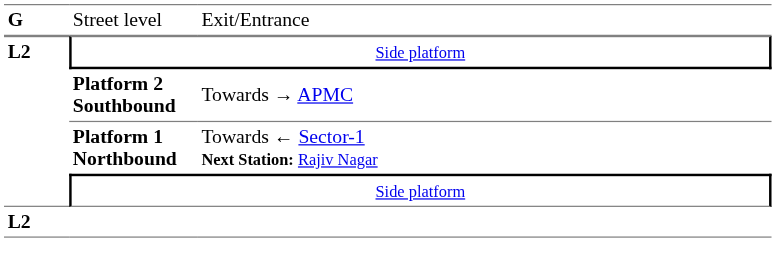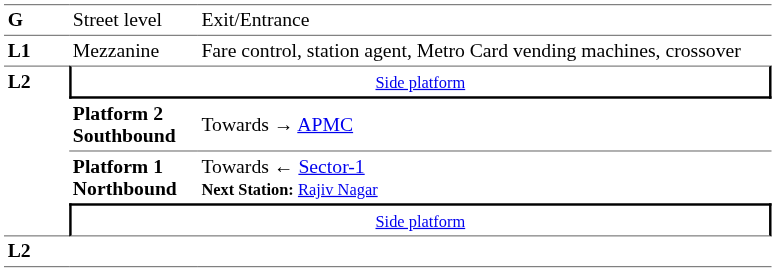+ row: (116, 50)
